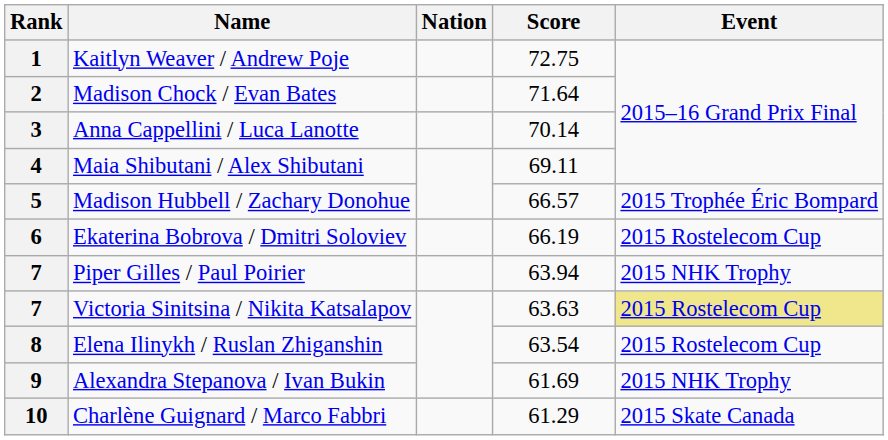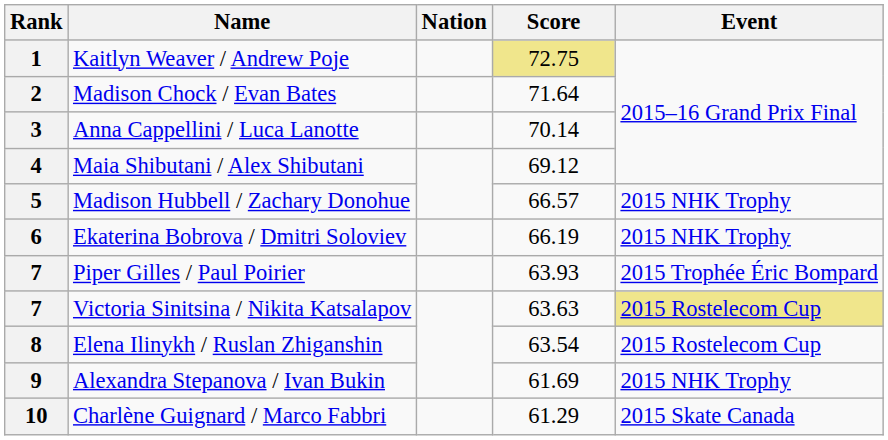(554, 58) no background -> (554, 58) khaki background
(554, 165) 69.11 -> (554, 165) 69.12
(749, 201) 2015 Trophée Éric Bompard -> (706, 201) 2015 NHK Trophy
(721, 237) 2015 Rostelecom Cup -> (706, 237) 2015 NHK Trophy
(554, 272) 63.94 -> (554, 272) 63.93
(706, 272) 2015 NHK Trophy -> (749, 272) 2015 Trophée Éric Bompard
